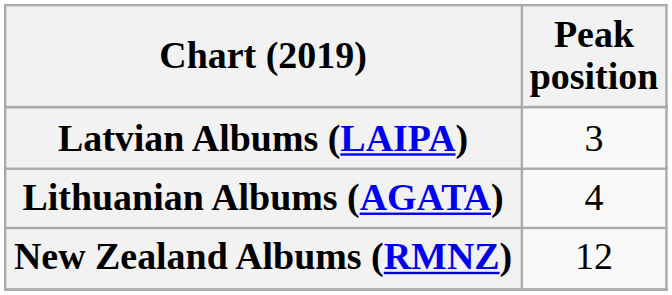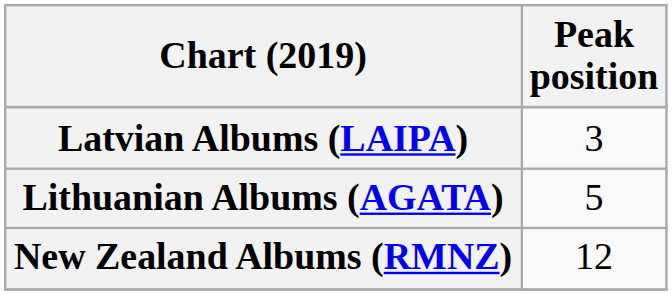(594, 197) 4 -> (594, 197) 5
